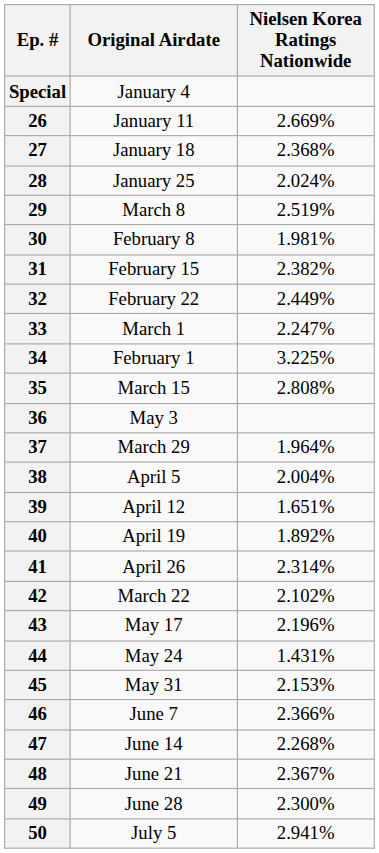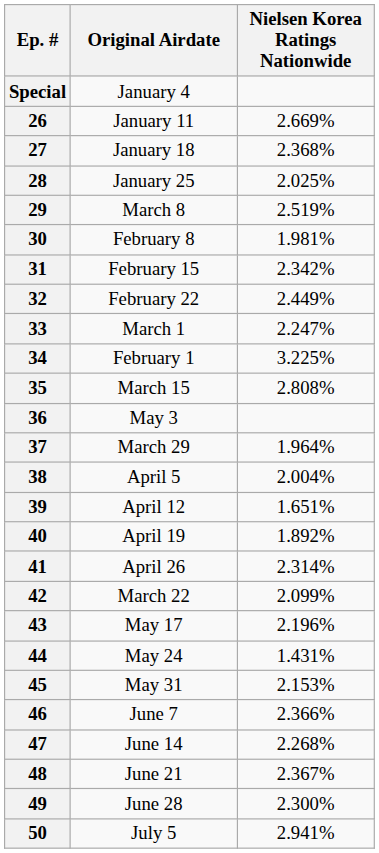(306, 180) 2.024% -> (306, 180) 2.025%
(306, 269) 2.382% -> (306, 269) 2.342%
(306, 595) 2.102% -> (306, 595) 2.099%
